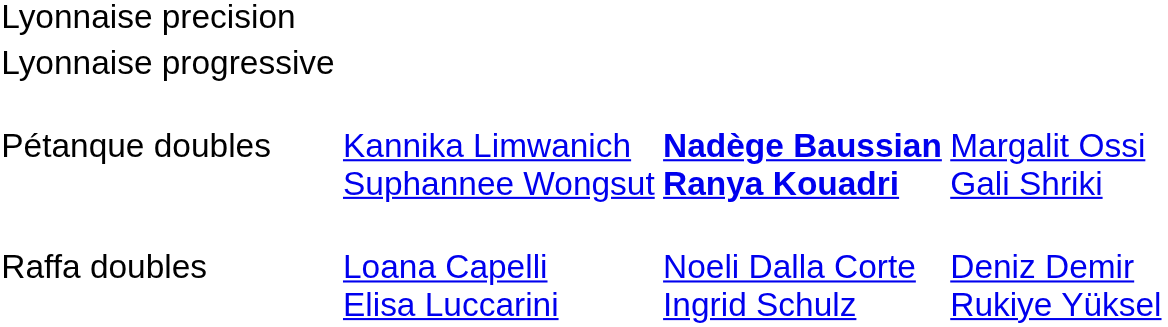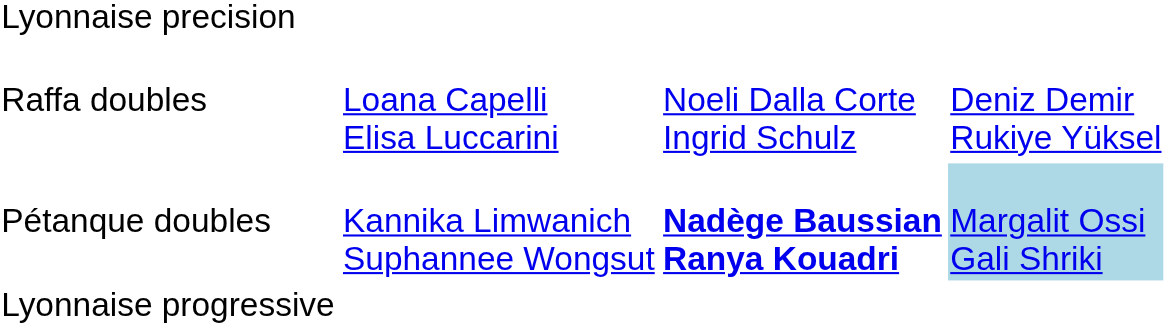rows swapped: (168, 62) <-> (104, 267)
(1048, 164) no background -> (1048, 240) lightblue background
